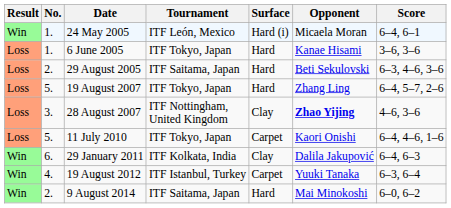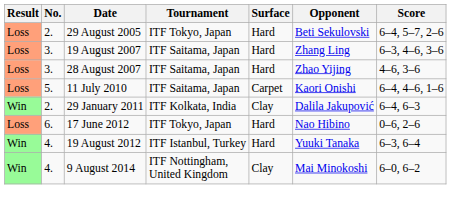- row: (98, 32)
- row: (95, 50)
(194, 69) ITF Saitama, Japan -> (190, 32) ITF Tokyo, Japan
(411, 69) 6–3, 4–6, 3–6 -> (411, 32) 6–4, 5–7, 2–6
(49, 87) 5. -> (49, 50) 3.
(190, 87) ITF Tokyo, Japan -> (194, 50) ITF Saitama, Japan
(411, 87) 6–4, 5–7, 2–6 -> (411, 50) 6–3, 4–6, 3–6
(189, 112) ITF Nottingham, United Kingdom -> (194, 69) ITF Saitama, Japan
(262, 112) Clay -> (263, 69) Hard
(325, 112) bold -> (323, 69) normal
(190, 138) ITF Tokyo, Japan -> (194, 87) ITF Saitama, Japan
(49, 156) 6. -> (49, 106) 2.
+ row: (98, 124)
(267, 175) Carpet -> (263, 143) Hard
(49, 193) 2. -> (49, 168) 4.
(194, 193) ITF Saitama, Japan -> (189, 168) ITF Nottingham, United Kingdom
(263, 193) Hard -> (262, 168) Clay
